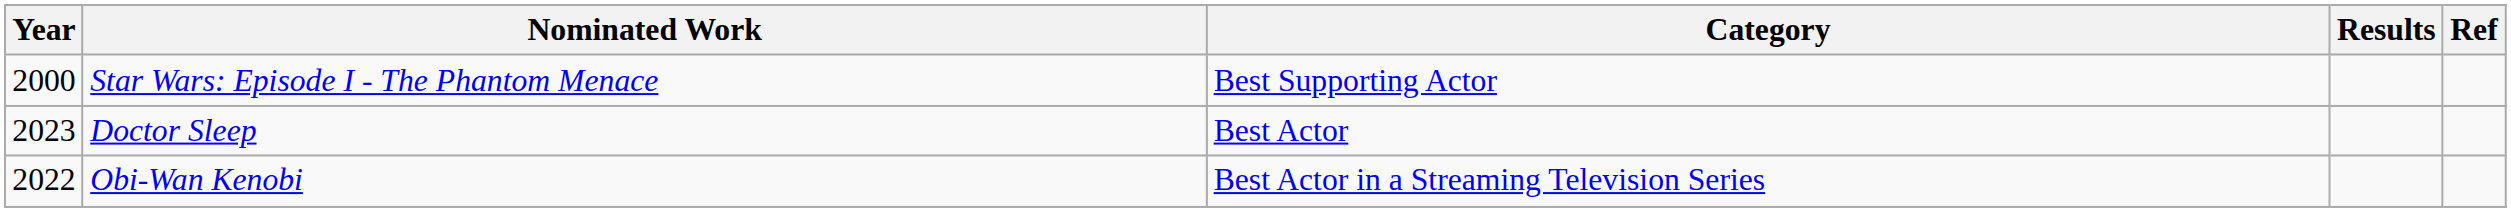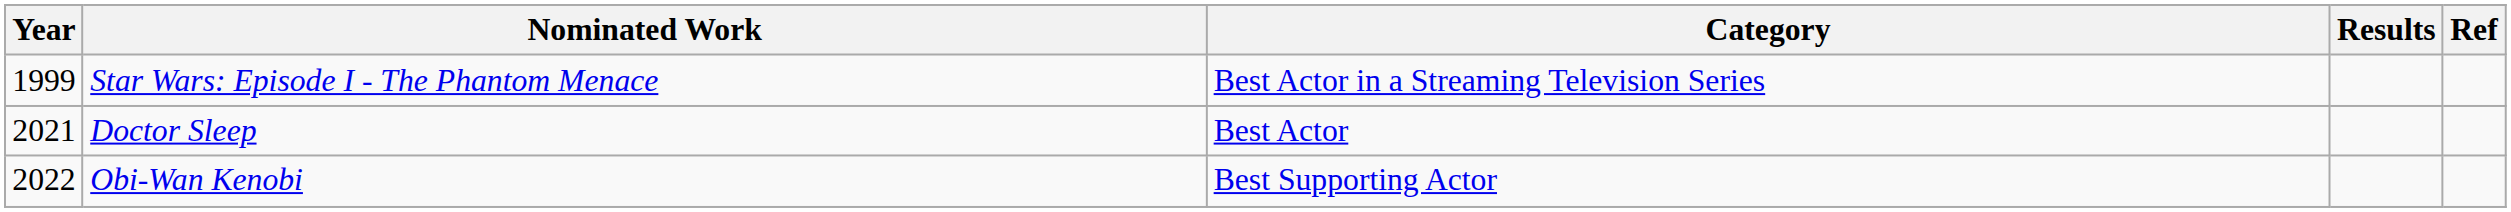(44, 79) 2000 -> (44, 79) 1999
(1355, 79) Best Supporting Actor -> (1489, 79) Best Actor in a Streaming Television Series
(44, 130) 2023 -> (44, 130) 2021
(1489, 180) Best Actor in a Streaming Television Series -> (1355, 180) Best Supporting Actor
